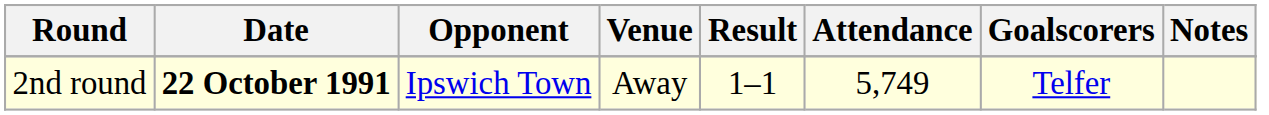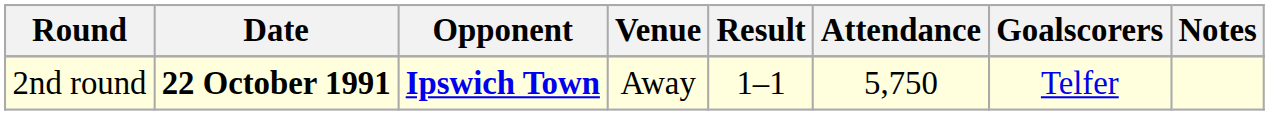(499, 82) normal -> (503, 82) bold
(893, 82) 5,749 -> (901, 82) 5,750
